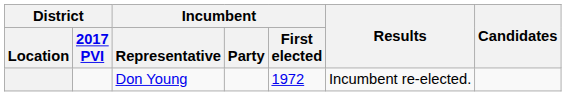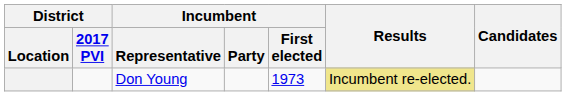(288, 79) 1972 -> (288, 79) 1973
(400, 79) no background -> (400, 79) khaki background
